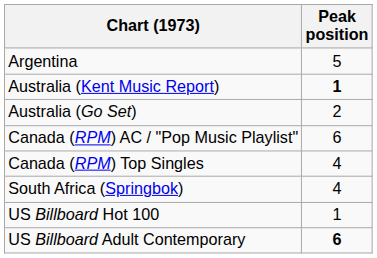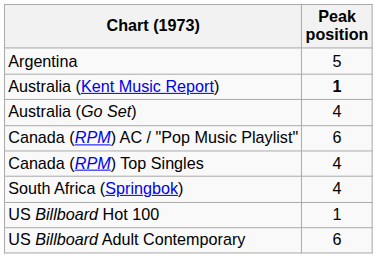(337, 112) 2 -> (337, 112) 4
(337, 240) bold -> (337, 240) normal
